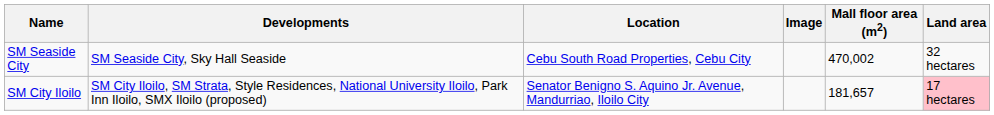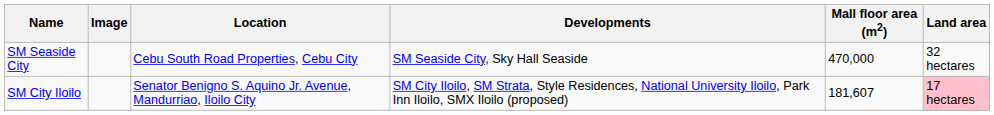columns swapped: (804, 23) <-> (306, 23)
(851, 59) 470,002 -> (851, 59) 470,000
(851, 93) 181,657 -> (851, 93) 181,607
